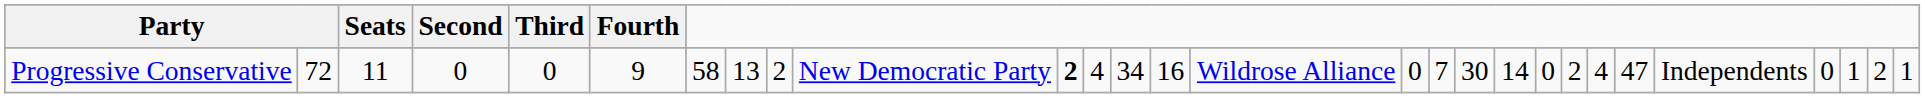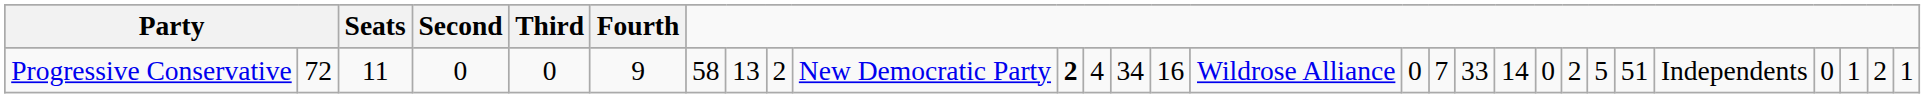(1475, 69) 30 -> (1475, 69) 33
(1601, 69) 4 -> (1601, 69) 5
(1634, 69) 47 -> (1634, 69) 51
